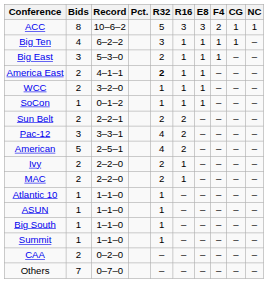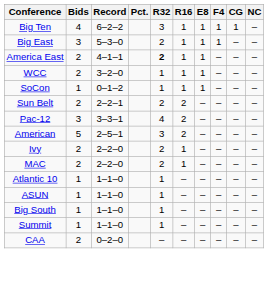- row: (35, 27)
(162, 149) 4 -> (162, 133) 3
- row: (35, 270)
